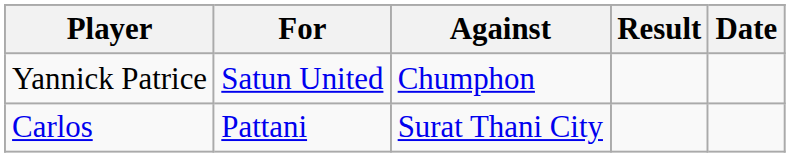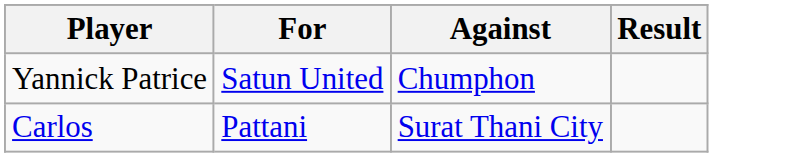- column: (746, 28)
